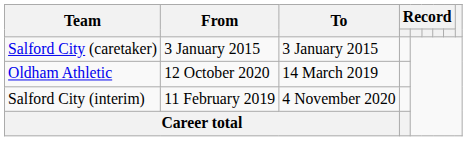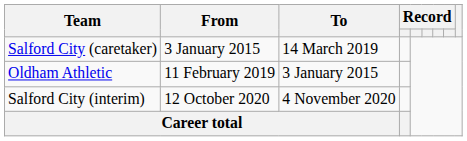(330, 49) 3 January 2015 -> (330, 49) 14 March 2019
(217, 73) 12 October 2020 -> (220, 73) 11 February 2019
(330, 73) 14 March 2019 -> (330, 73) 3 January 2015
(220, 98) 11 February 2019 -> (217, 98) 12 October 2020
